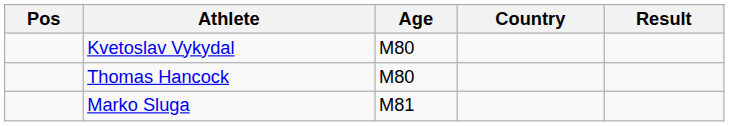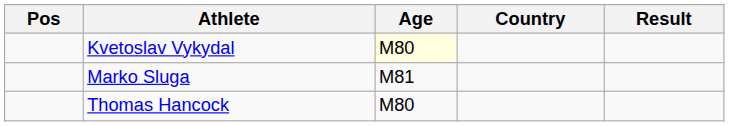(397, 47) no background -> (397, 47) lightyellow background
rows swapped: (158, 76) <-> (138, 105)
